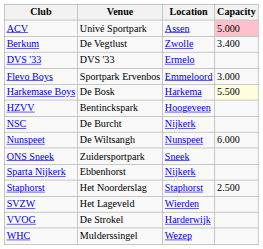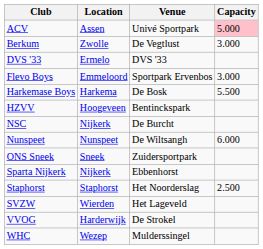columns swapped: (189, 12) <-> (120, 12)
(228, 44) 3.400 -> (228, 44) 3.000
(228, 92) lightyellow background -> (228, 92) no background
